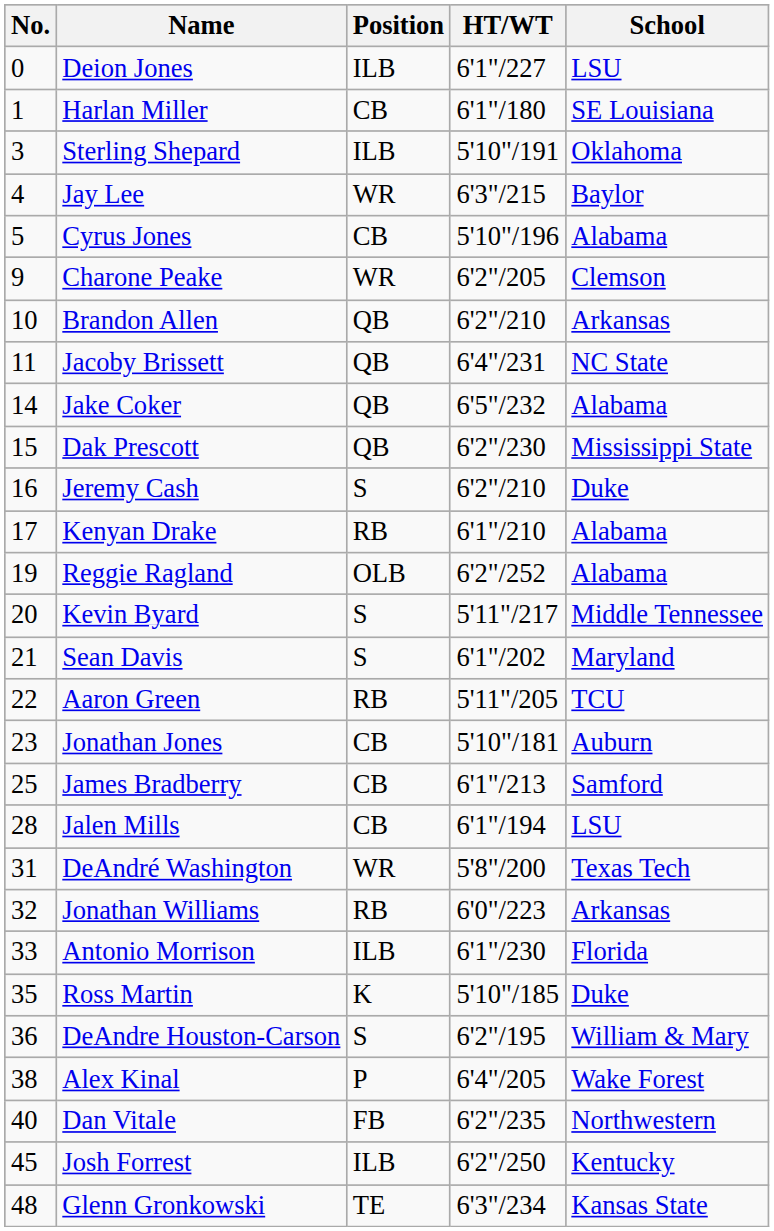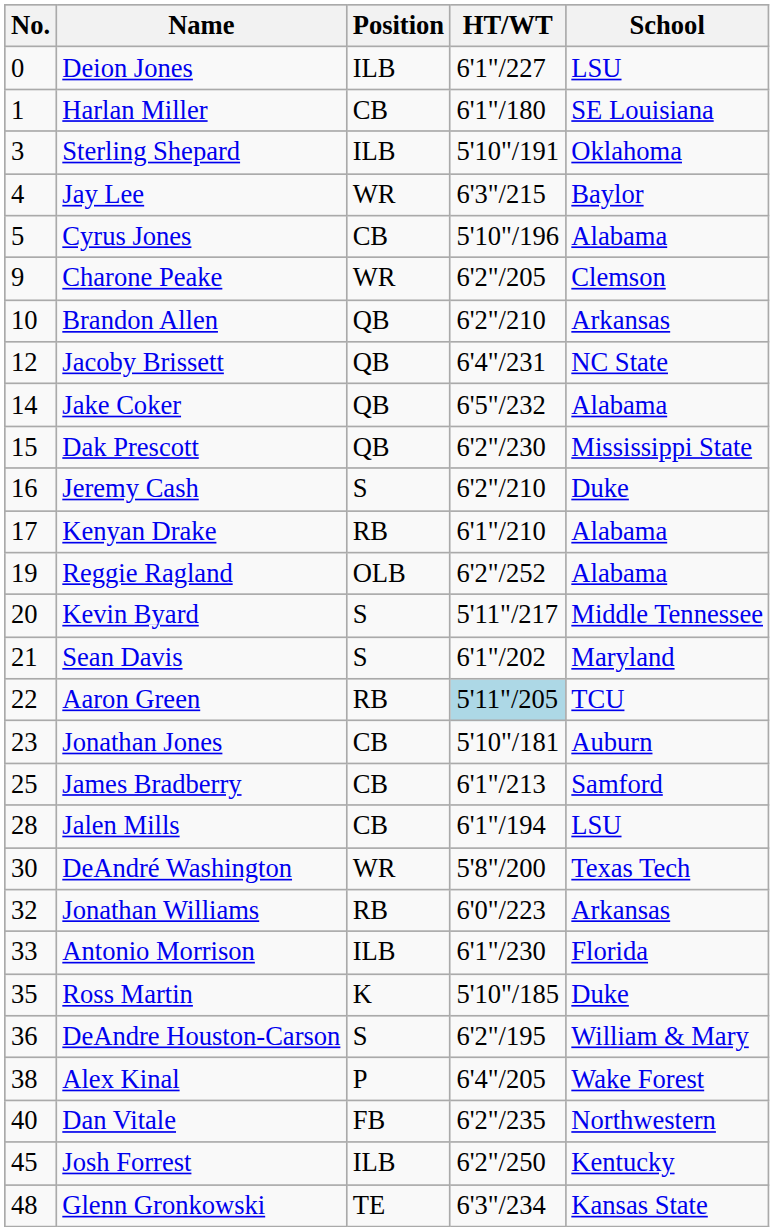(24, 362) 11 -> (24, 362) 12
(507, 699) no background -> (507, 699) lightblue background
(24, 868) 31 -> (24, 868) 30
